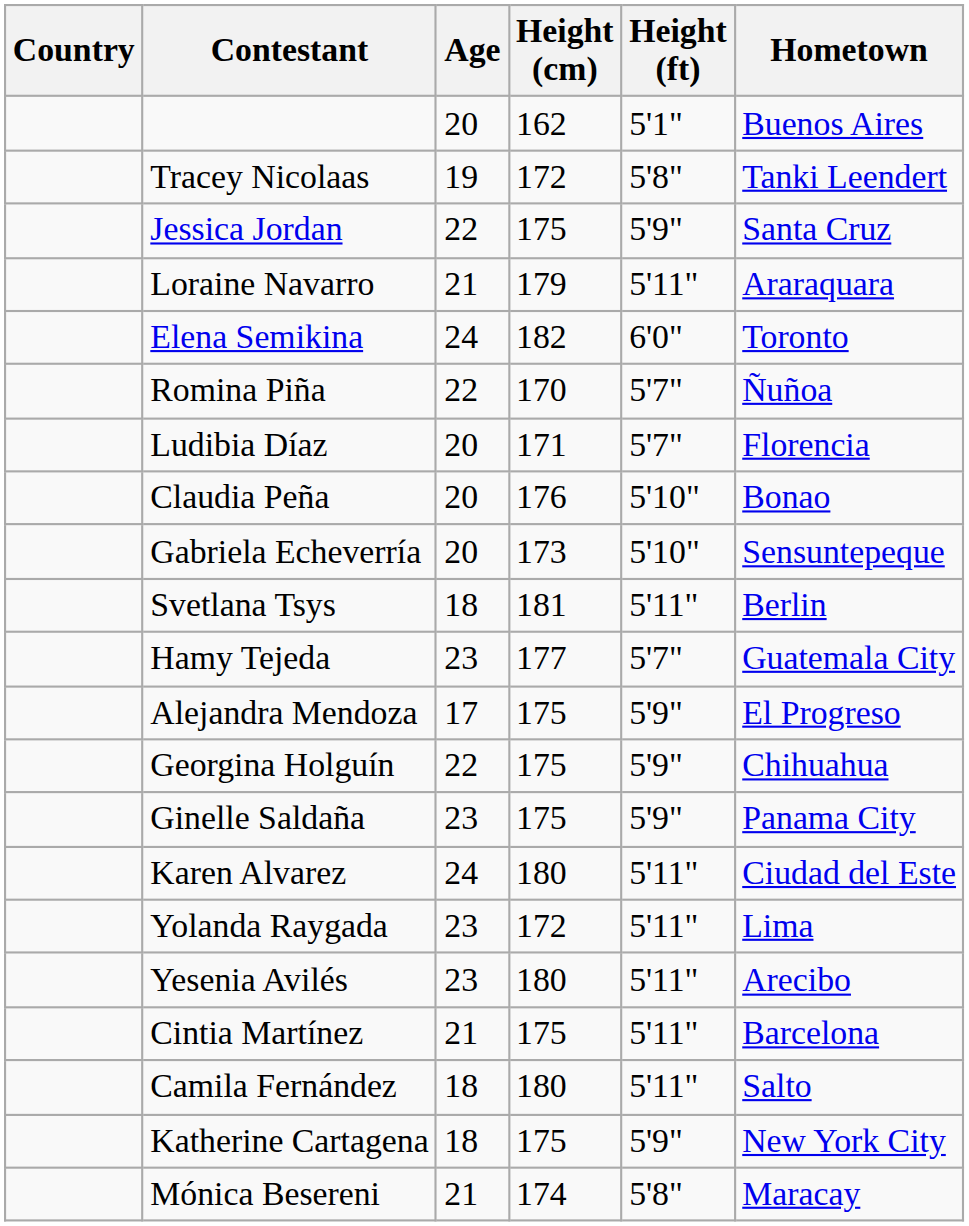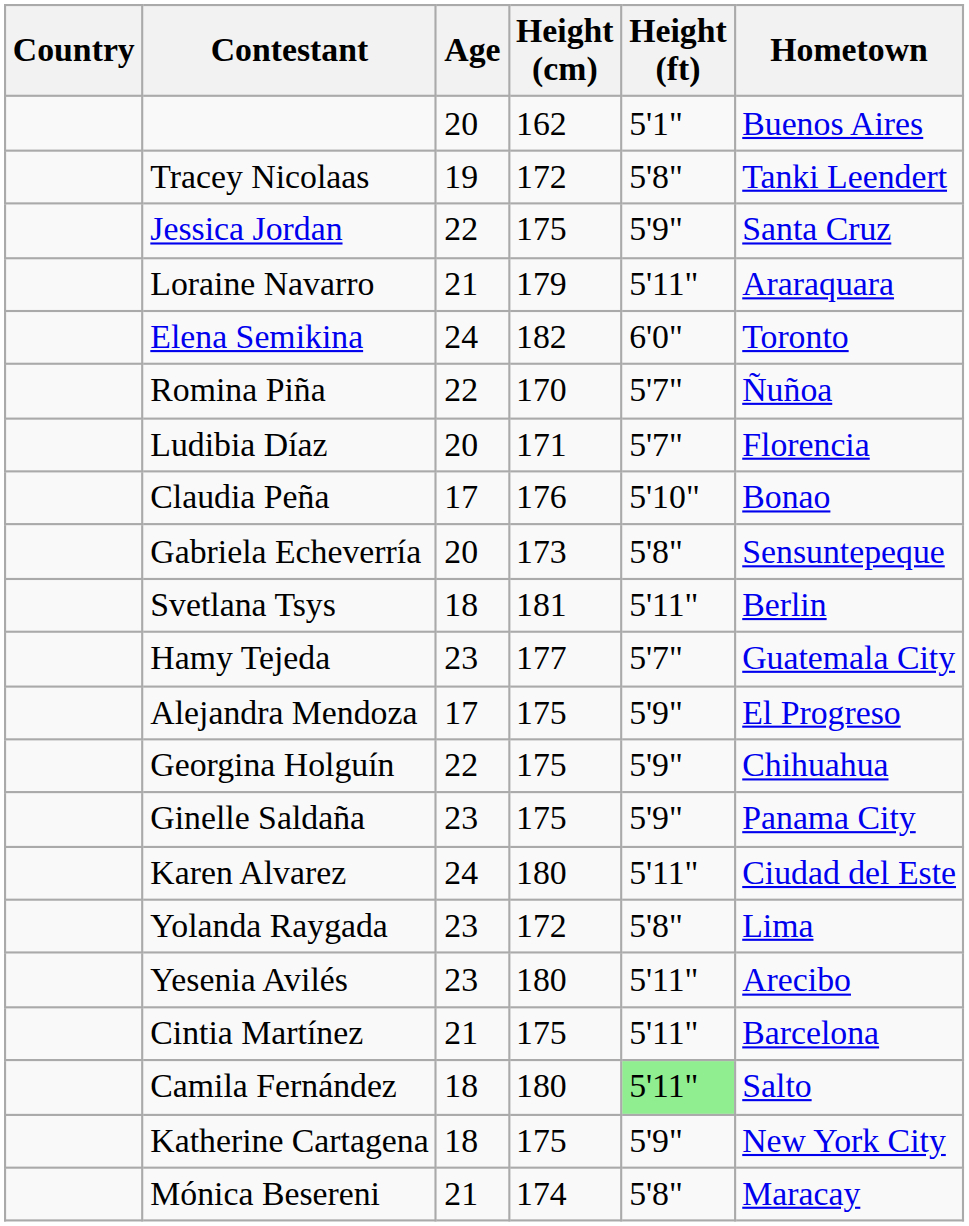(461, 497) 20 -> (461, 497) 17
(664, 551) 5'10" -> (656, 551) 5'8"
(664, 925) 5'11" -> (656, 925) 5'8"
(664, 1086) no background -> (664, 1086) lightgreen background
